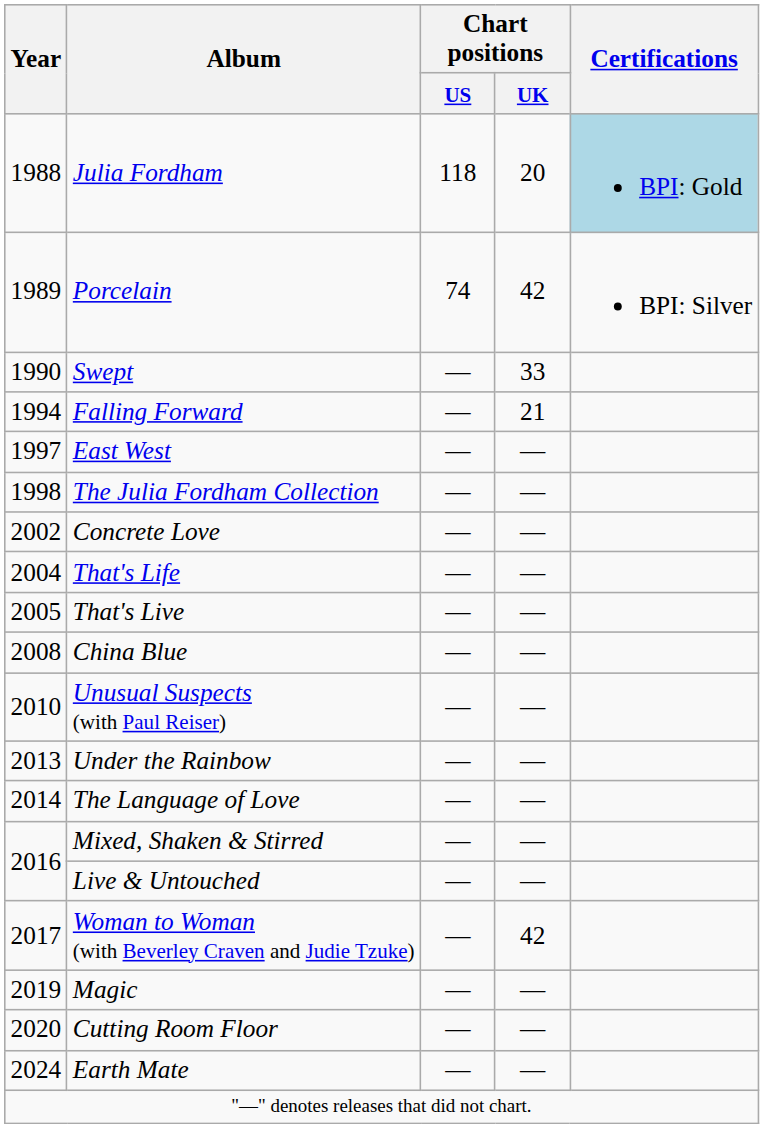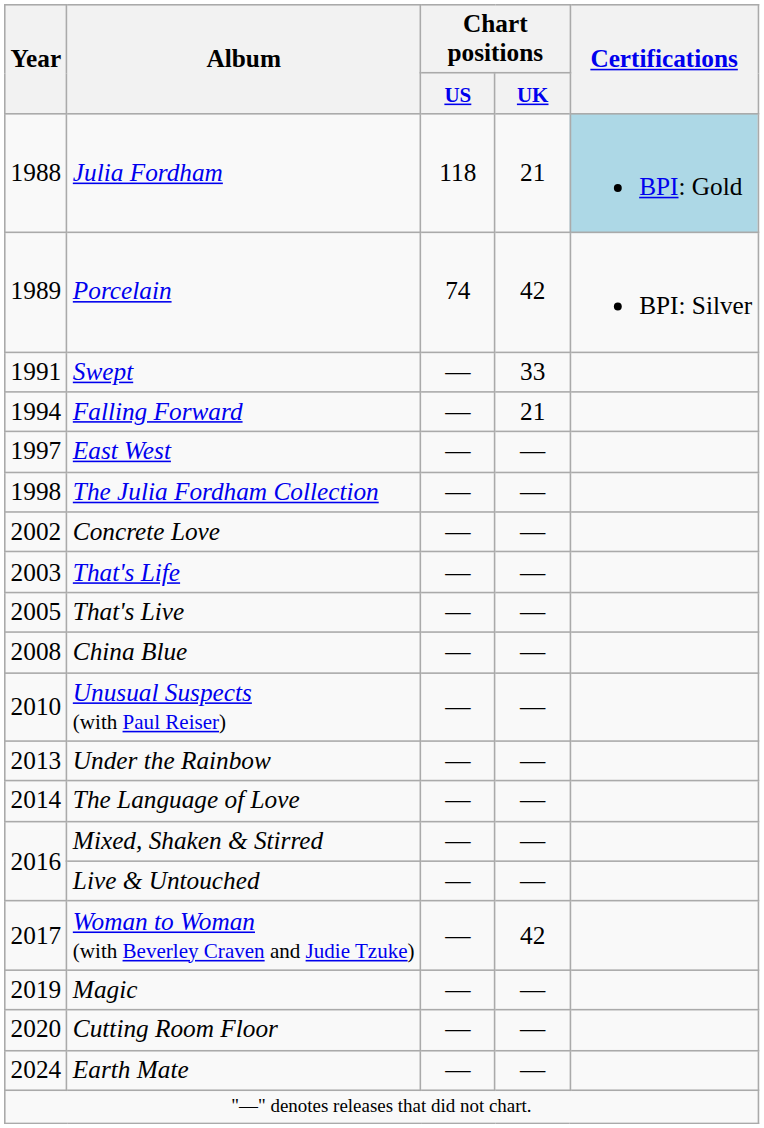(533, 172) 20 -> (533, 172) 21
(36, 371) 1990 -> (36, 371) 1991
(36, 571) 2004 -> (36, 571) 2003
